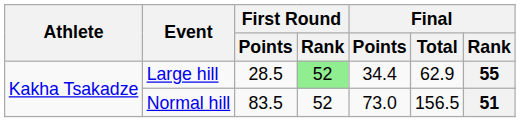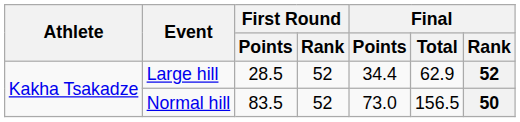(323, 75) lightgreen background -> (323, 75) no background
(489, 75) 55 -> (489, 75) 52
(489, 103) 51 -> (489, 103) 50
